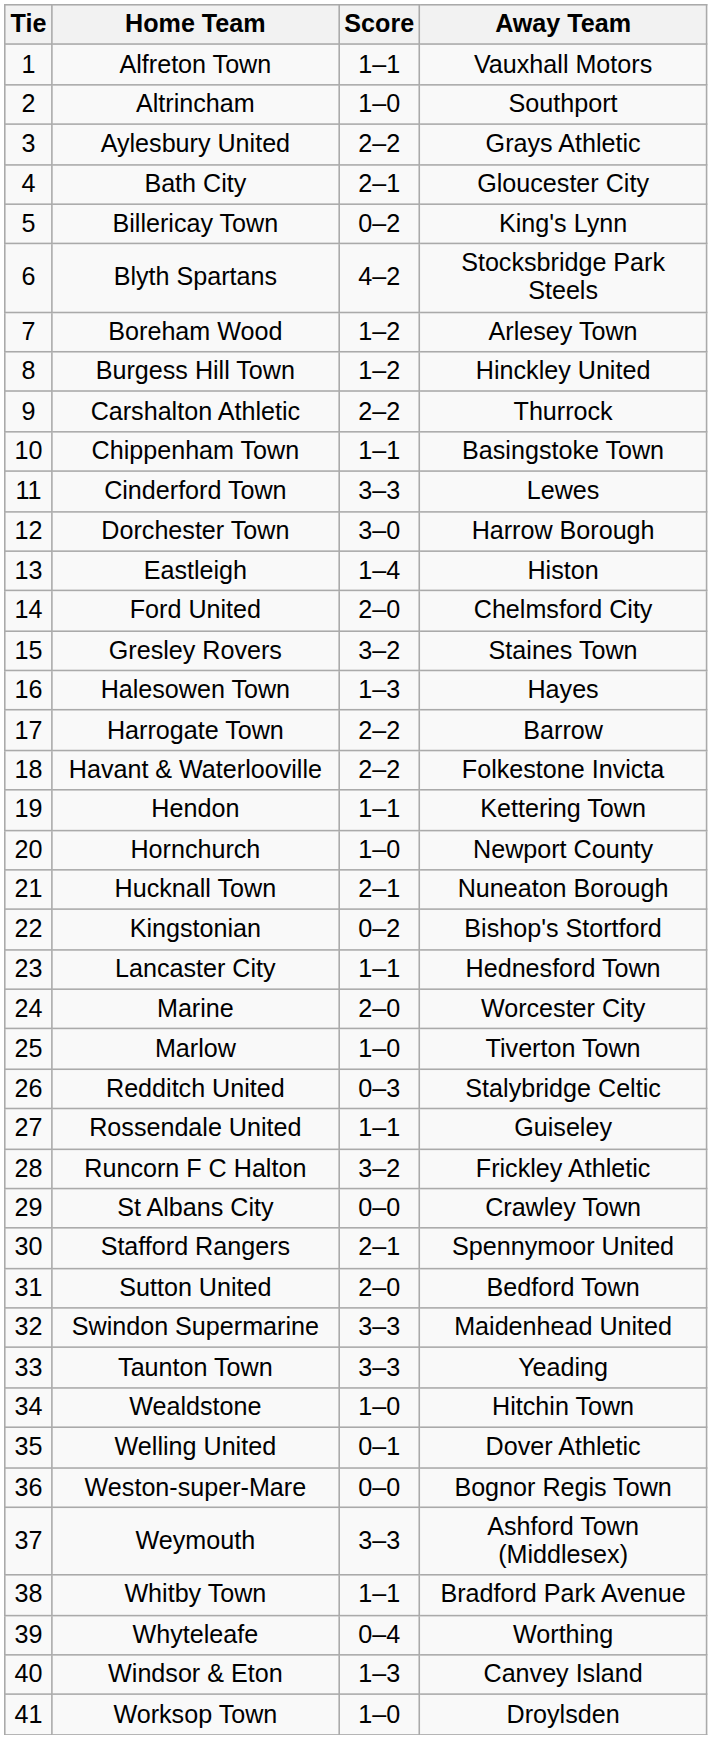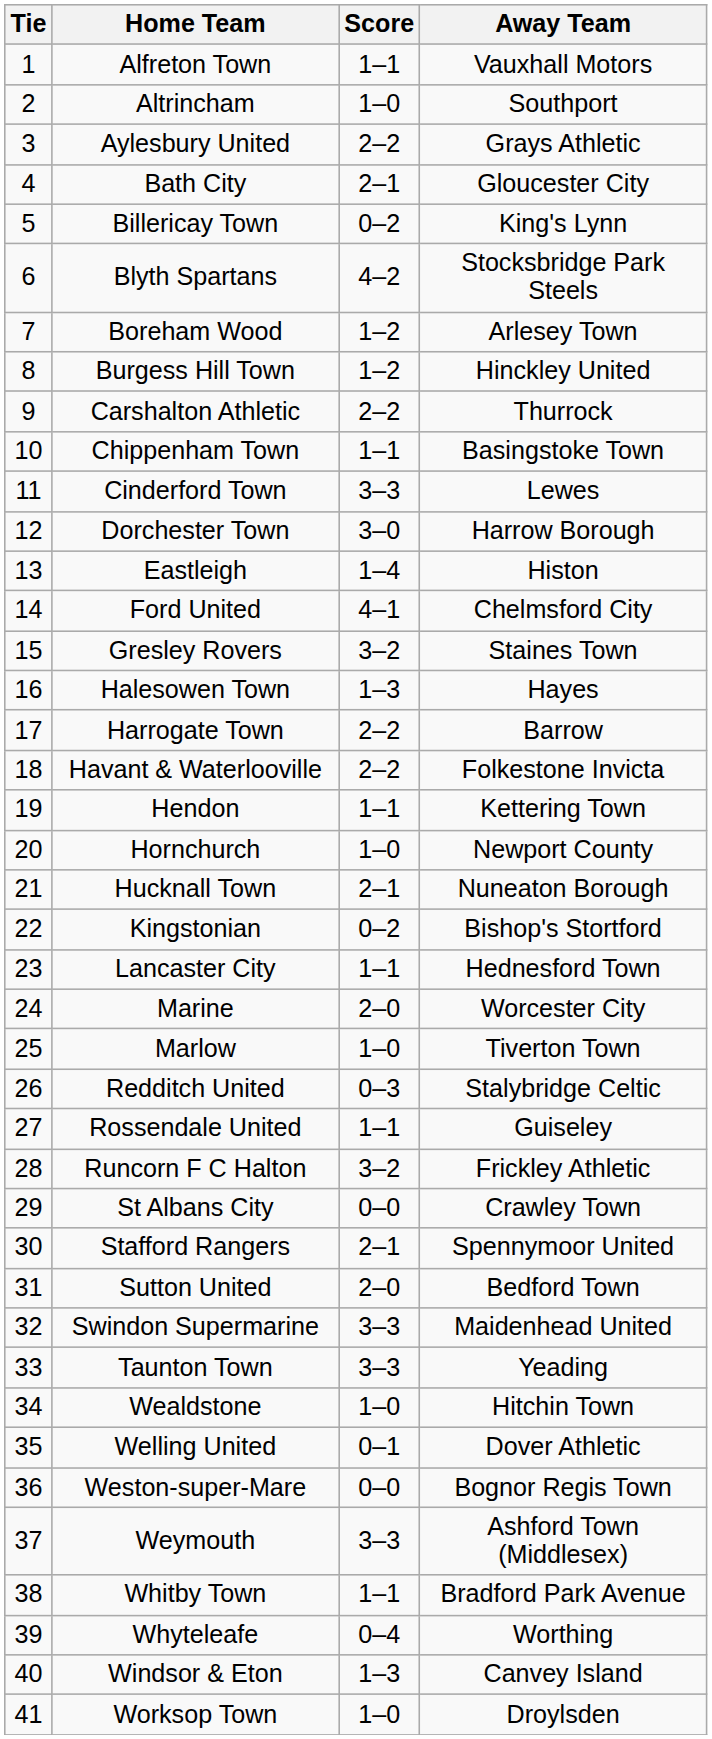(379, 610) 2–0 -> (379, 610) 4–1
